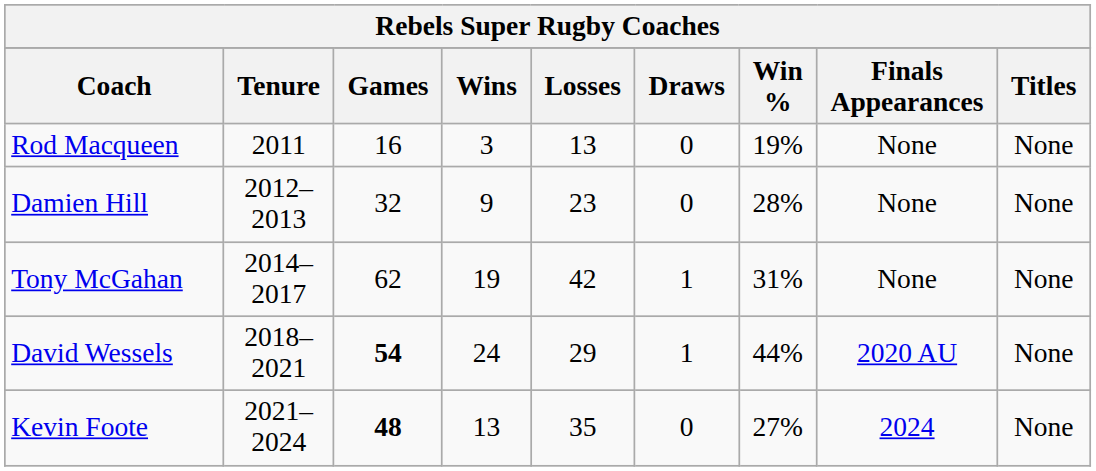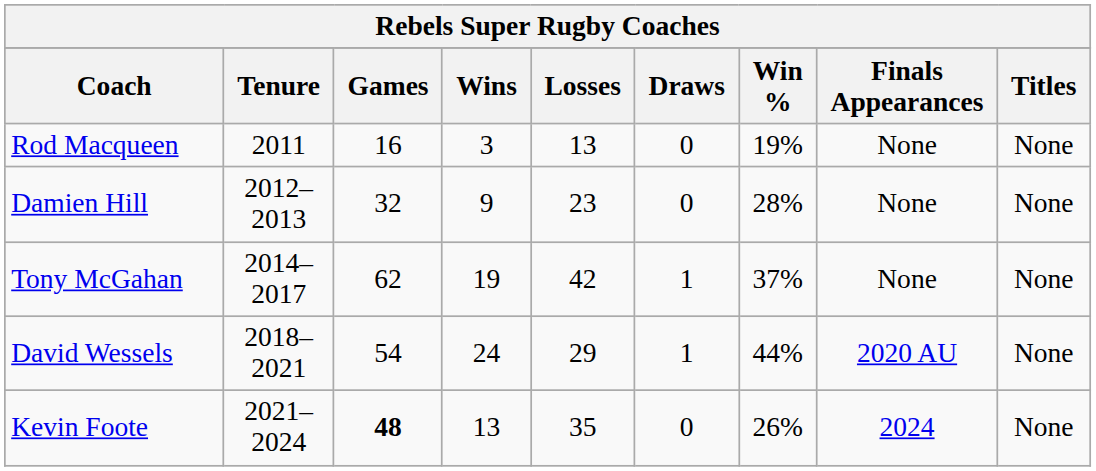(778, 278) 31% -> (778, 278) 37%
(388, 352) bold -> (388, 352) normal
(778, 427) 27% -> (778, 427) 26%
